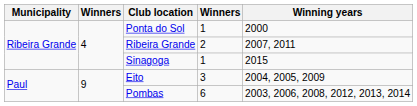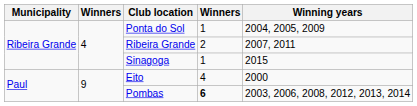(256, 28) 2000 -> (285, 28) 2004, 2005, 2009
(203, 77) 3 -> (203, 77) 4
(285, 77) 2004, 2005, 2009 -> (256, 77) 2000
(203, 93) normal -> (203, 93) bold
